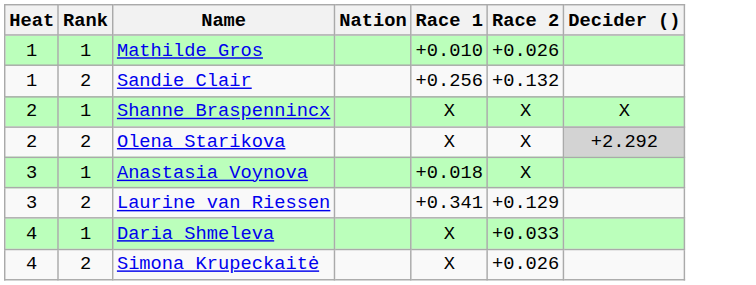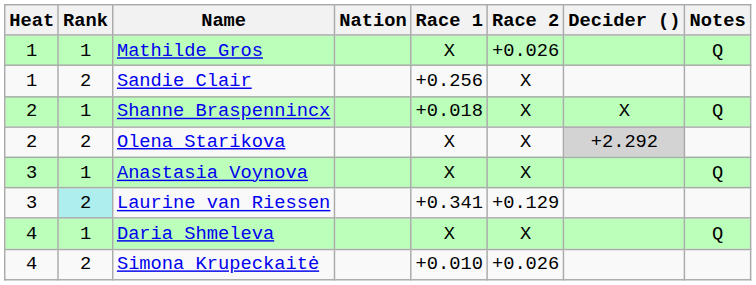+ column: (718, 20)
(449, 50) +0.010 -> (449, 50) X
(526, 81) +0.132 -> (526, 81) X
(449, 112) X -> (449, 112) +0.018
(449, 173) +0.018 -> (449, 173) X
(86, 203) no background -> (86, 203) paleturquoise background
(526, 234) +0.033 -> (526, 234) X
(449, 264) X -> (449, 264) +0.010
